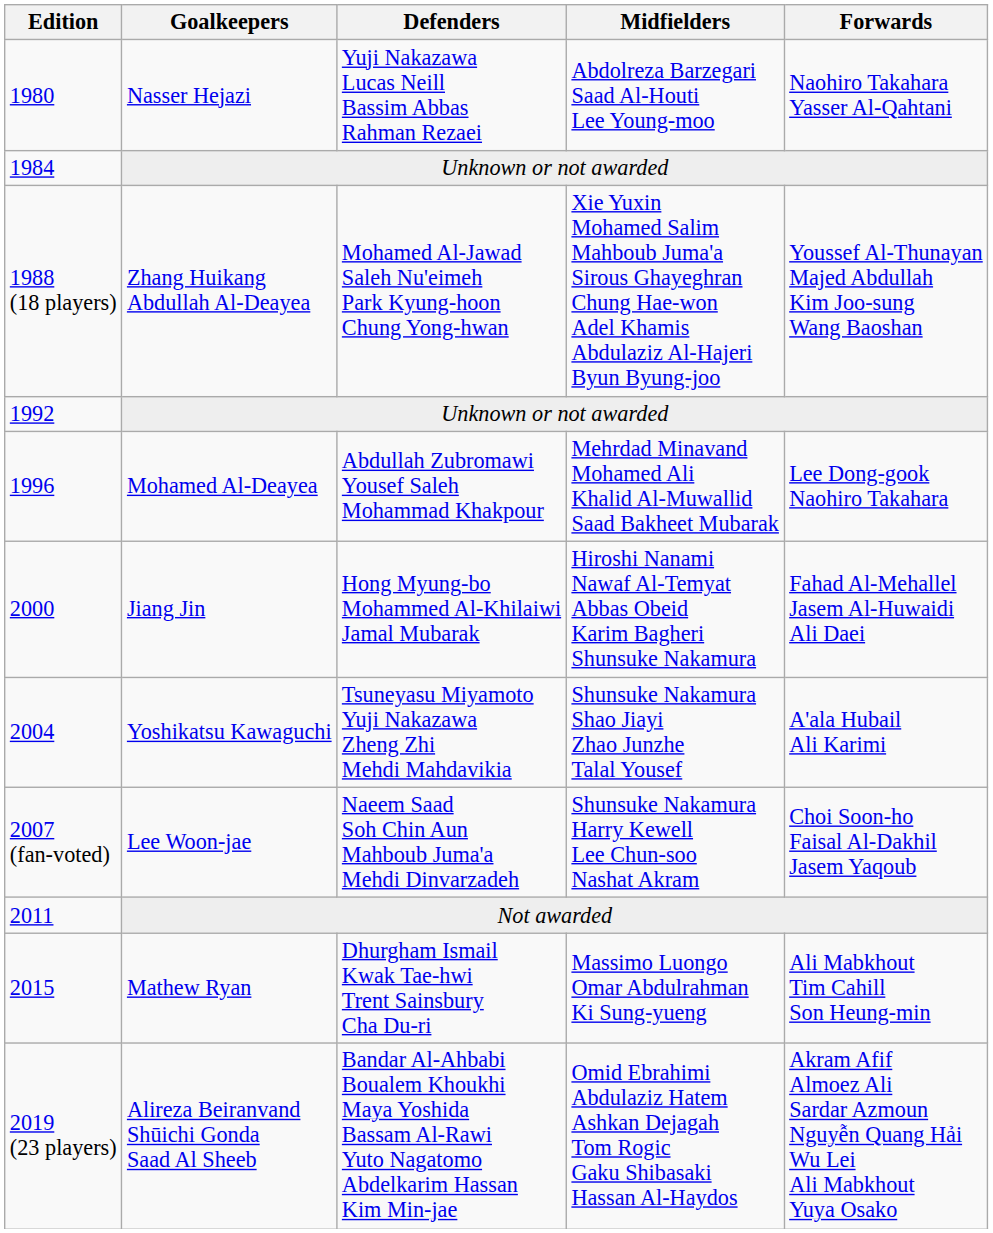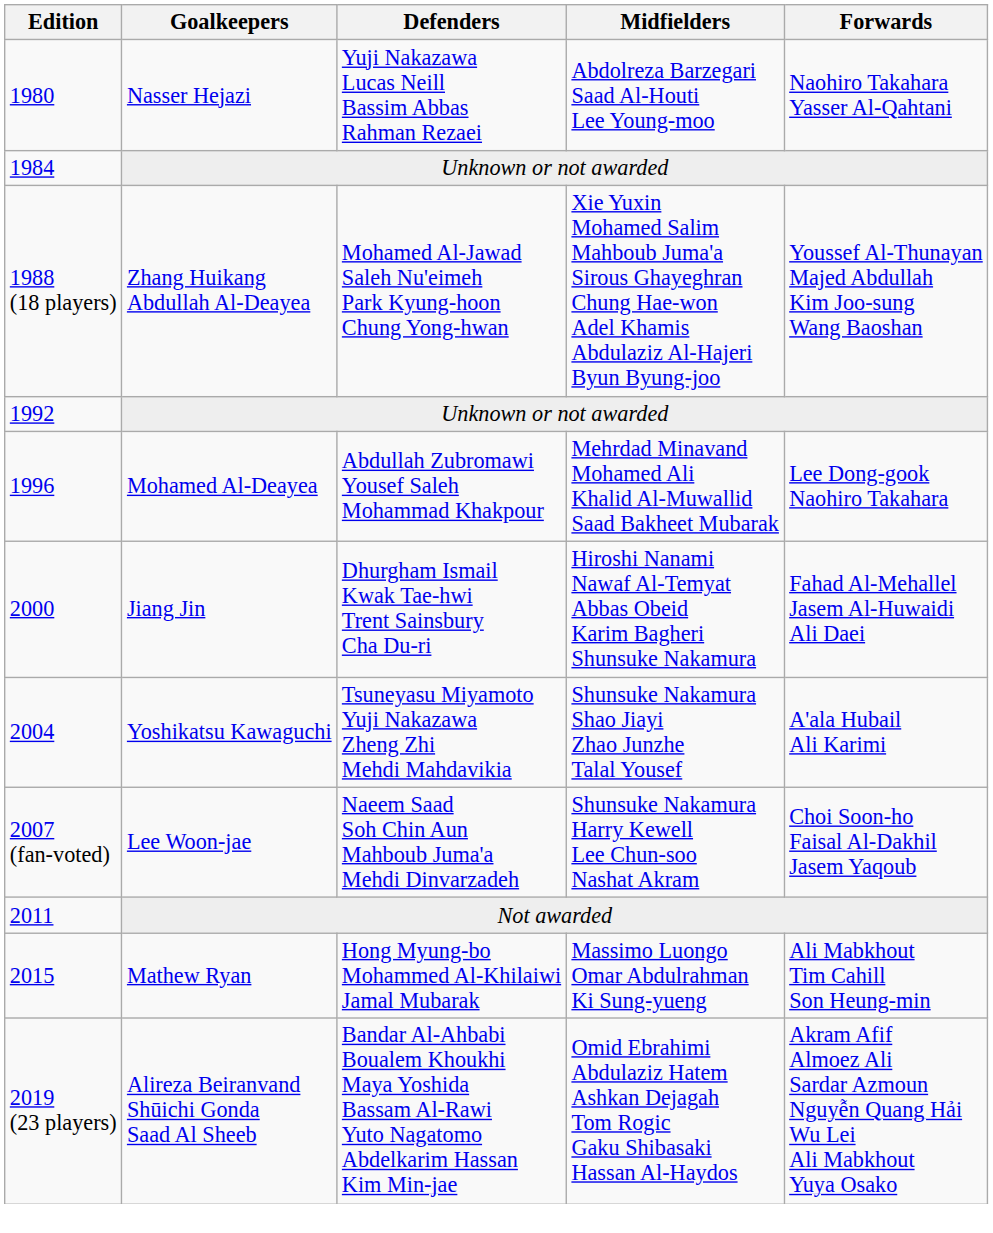(452, 609) Hong Myung-bo Mohammed Al-Khilaiwi Jamal Mubarak -> (420, 609) Dhurgham Ismail Kwak Tae-hwi Trent Sainsbury Cha Du-ri
(420, 987) Dhurgham Ismail Kwak Tae-hwi Trent Sainsbury Cha Du-ri -> (452, 975) Hong Myung-bo Mohammed Al-Khilaiwi Jamal Mubarak
